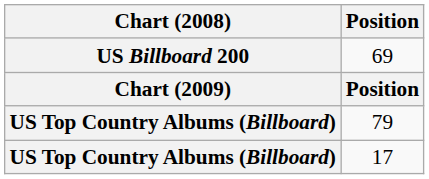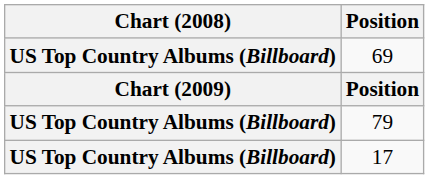(173, 55) US Billboard 200 -> (173, 55) US Top Country Albums (Billboard)
